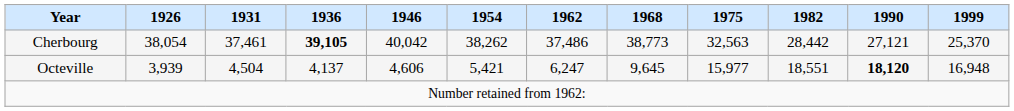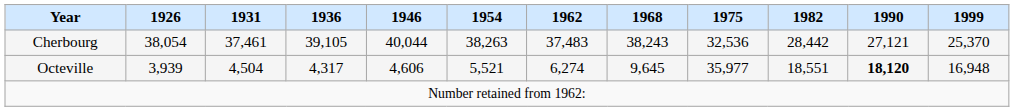(326, 42) bold -> (326, 42) normal
(406, 42) 40,042 -> (406, 42) 40,044
(487, 42) 38,262 -> (487, 42) 38,263
(567, 42) 37,486 -> (567, 42) 37,483
(647, 42) 38,773 -> (647, 42) 38,243
(728, 42) 32,563 -> (728, 42) 32,536
(326, 68) 4,137 -> (326, 68) 4,317
(487, 68) 5,421 -> (487, 68) 5,521
(567, 68) 6,247 -> (567, 68) 6,274
(728, 68) 15,977 -> (728, 68) 35,977
